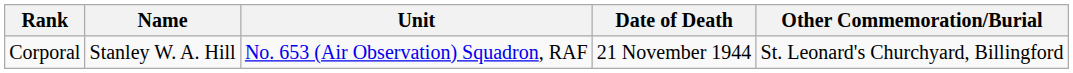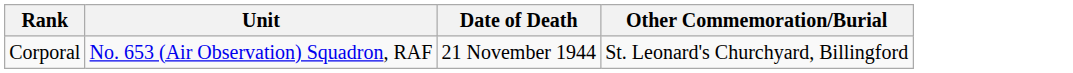- column: (163, 20)
